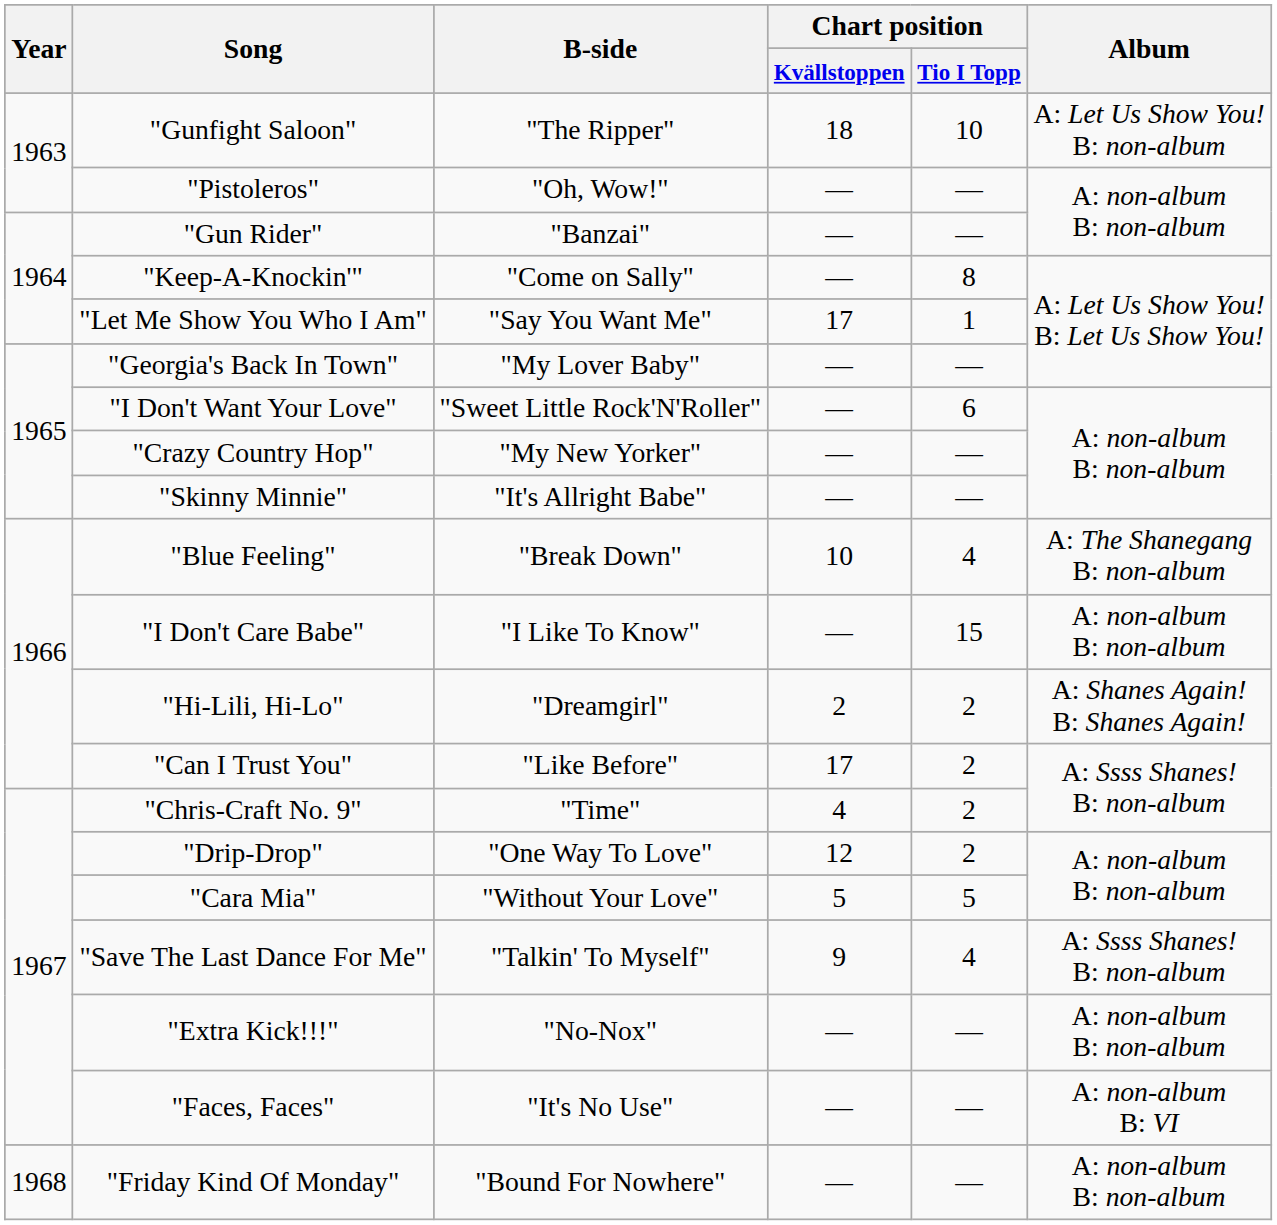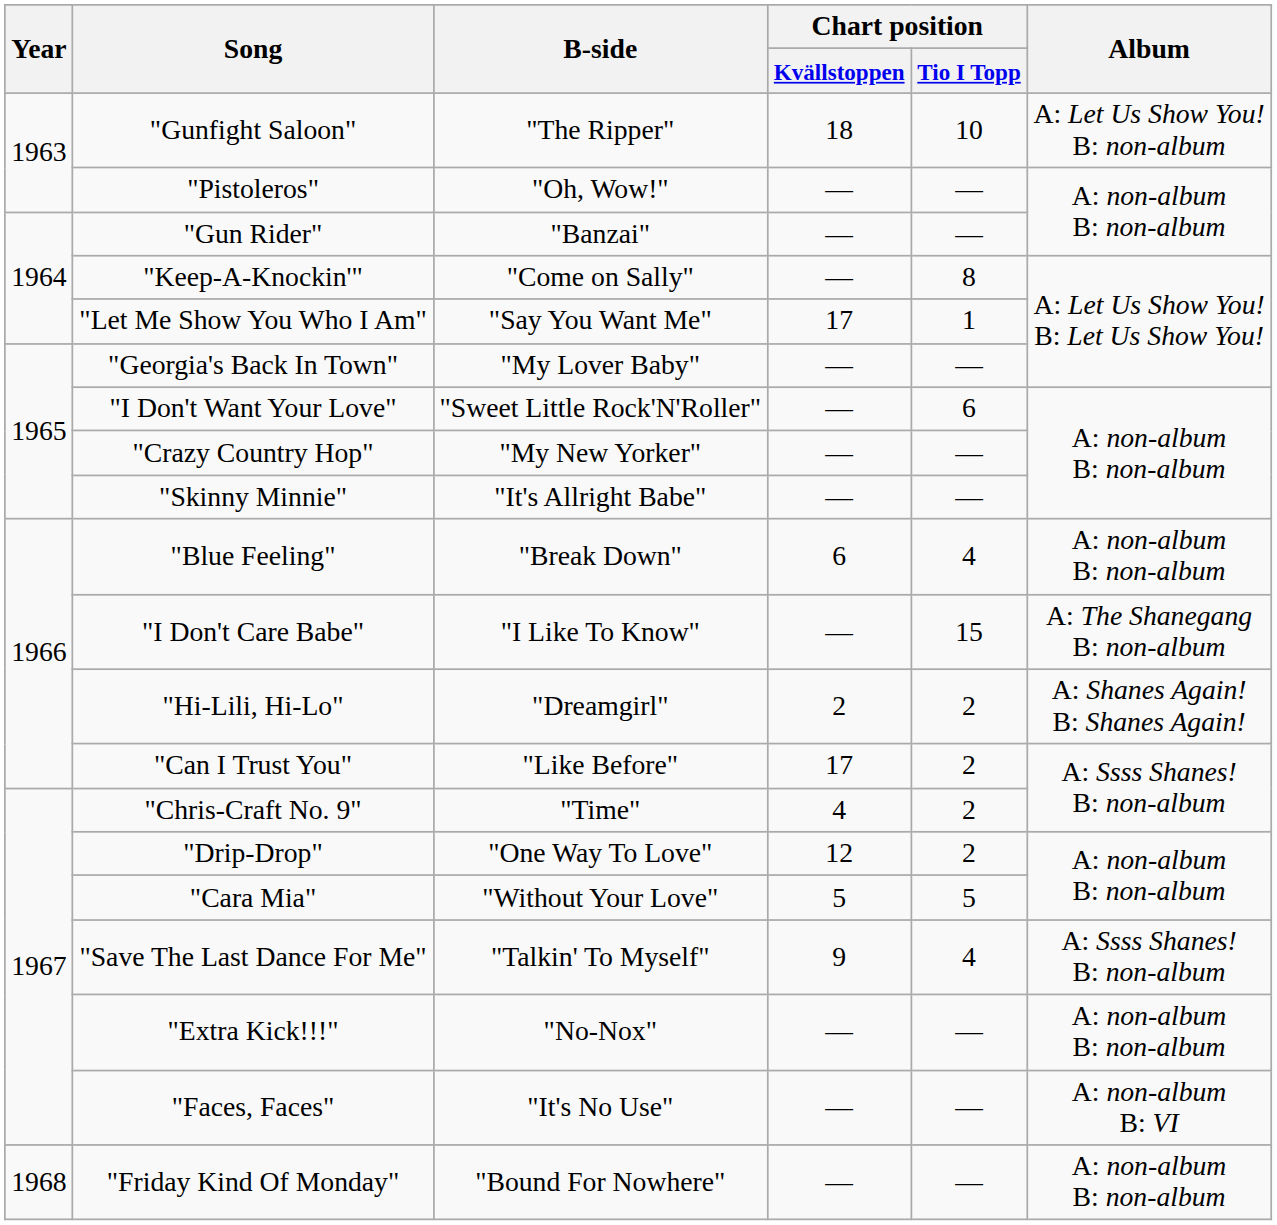(839, 556) 10 -> (839, 556) 6
(1149, 556) A: The Shanegang B: non-album -> (1149, 556) A: non-album B: non-album
(1149, 631) A: non-album B: non-album -> (1149, 631) A: The Shanegang B: non-album
